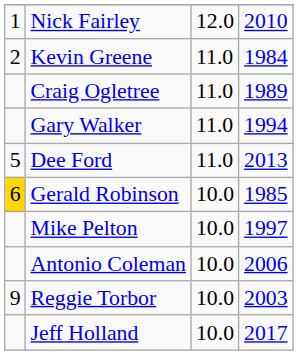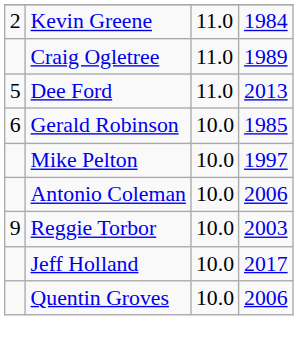- row: (85, 21)
- row: (86, 125)
(15, 194) gold background -> (15, 125) no background
+ row: (100, 297)
